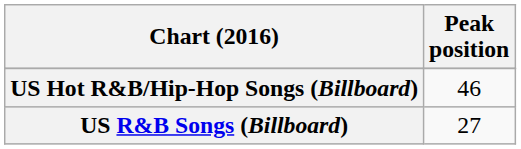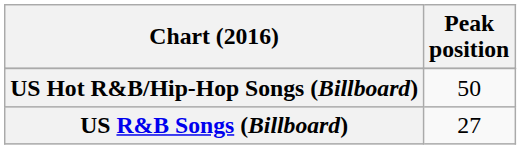(469, 87) 46 -> (469, 87) 50
